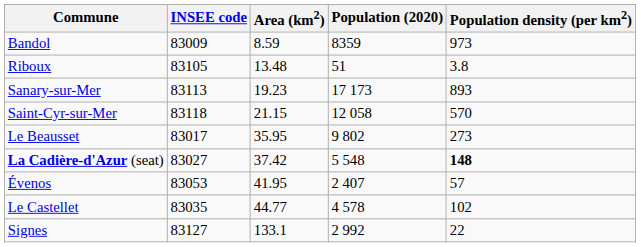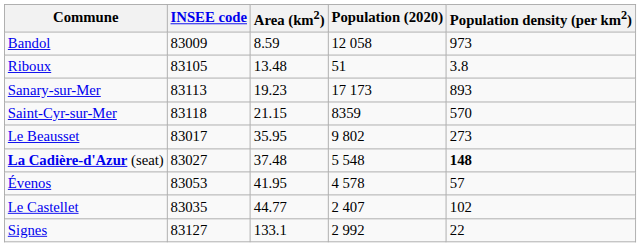(346, 43) 8359 -> (352, 43) 12 058
(352, 113) 12 058 -> (346, 113) 8359
(270, 160) 37.42 -> (270, 160) 37.48
(348, 183) 2 407 -> (348, 183) 4 578
(348, 206) 4 578 -> (348, 206) 2 407
